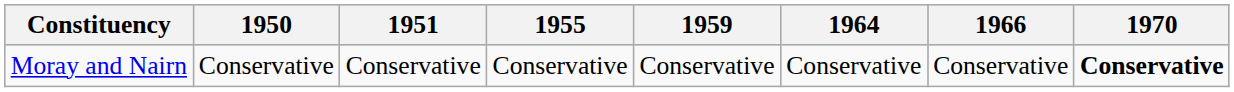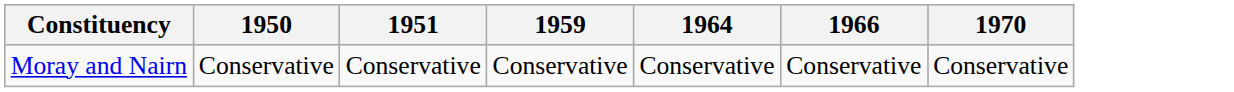- column: (560, 24)
(1152, 65) bold -> (1001, 65) normal
